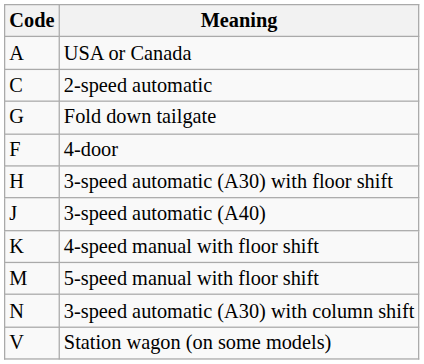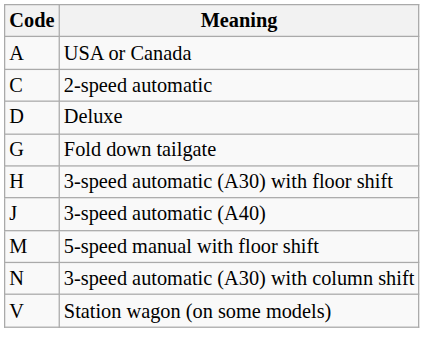+ row: (93, 117)
- row: (91, 149)
- row: (191, 246)
